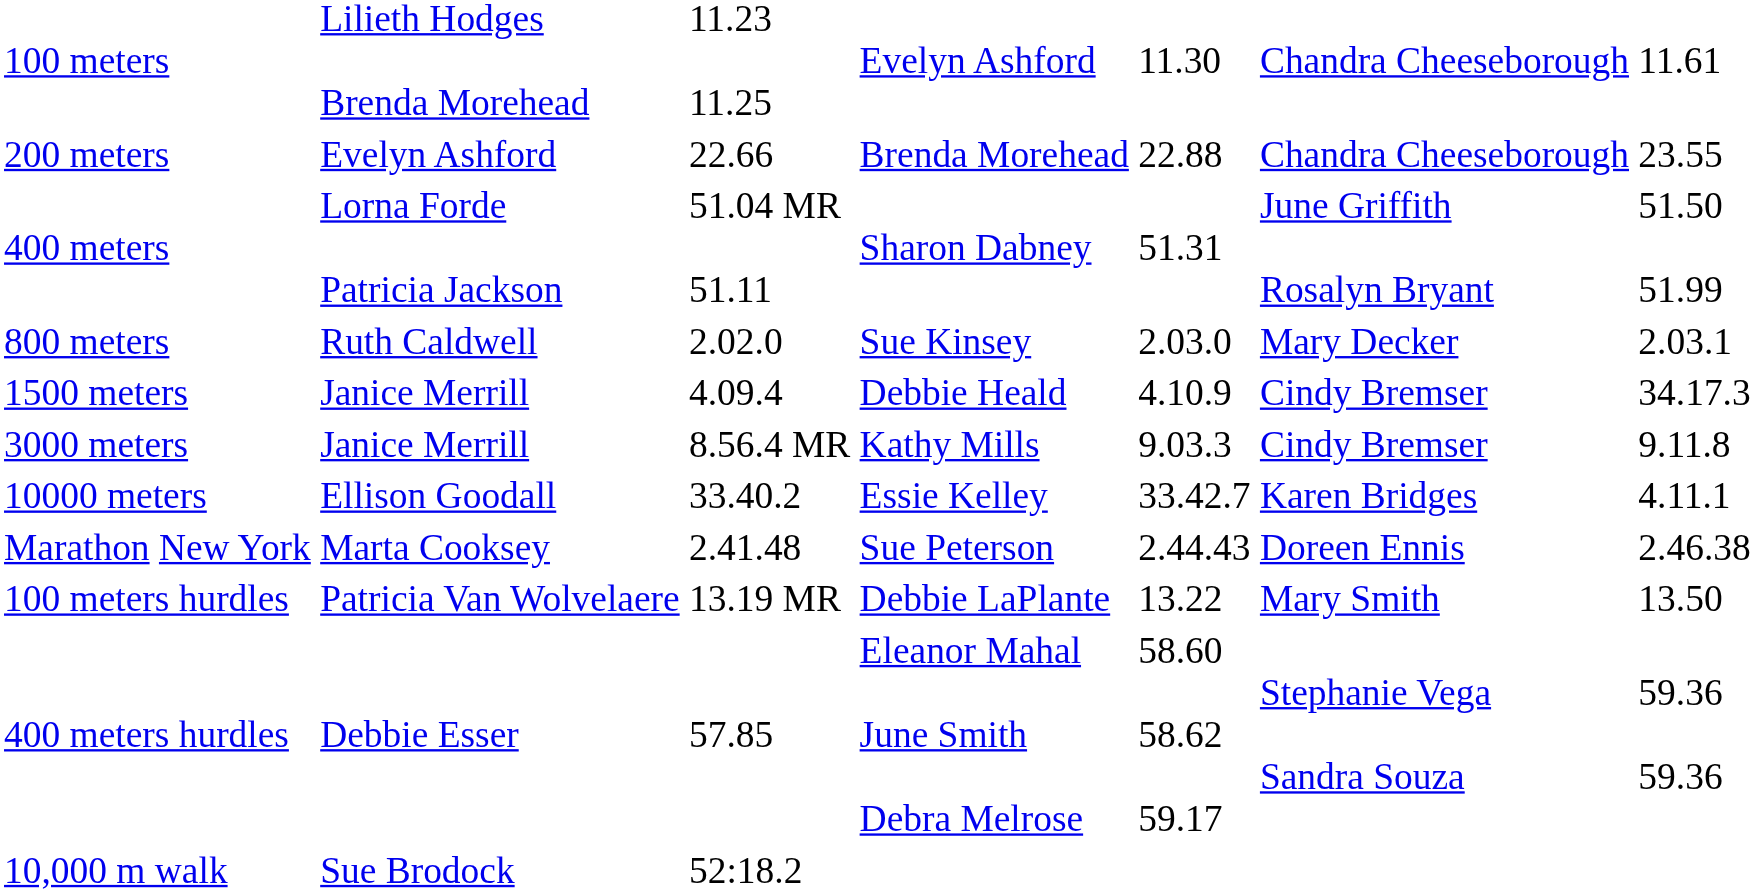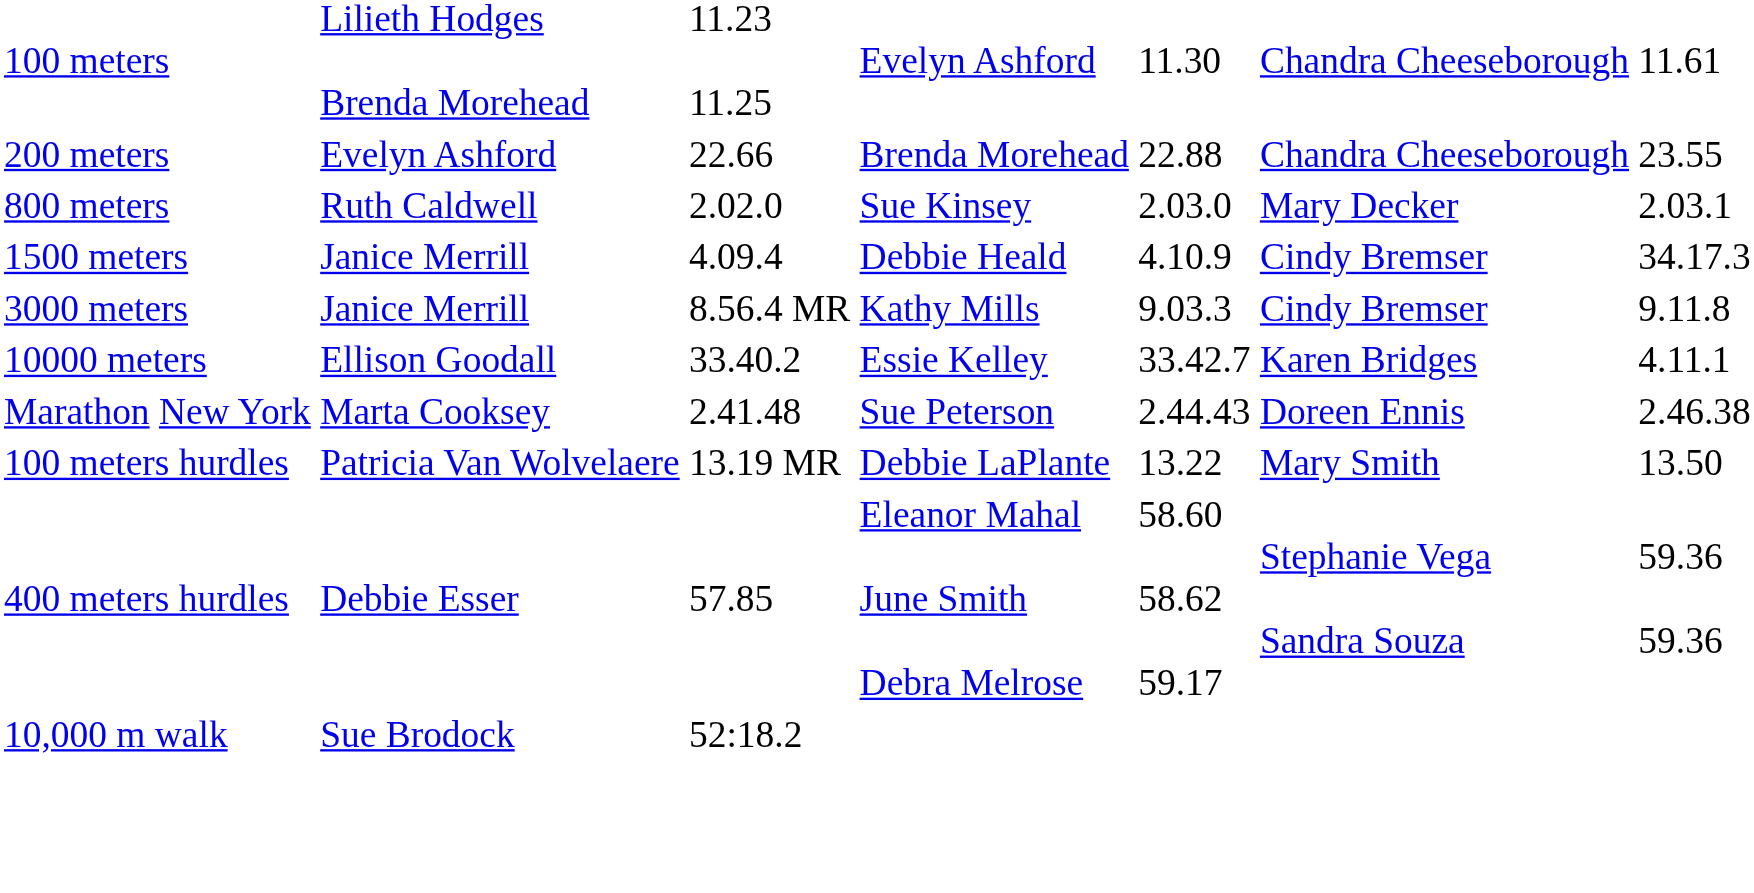- row: (87, 247)
